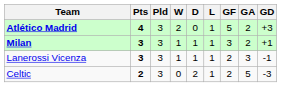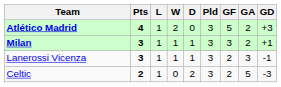columns swapped: (160, 12) <-> (212, 12)
